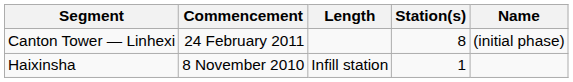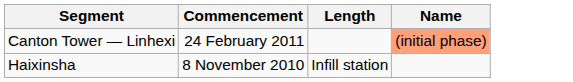- column: (431, 16)
(519, 41) no background -> (441, 41) lightsalmon background
